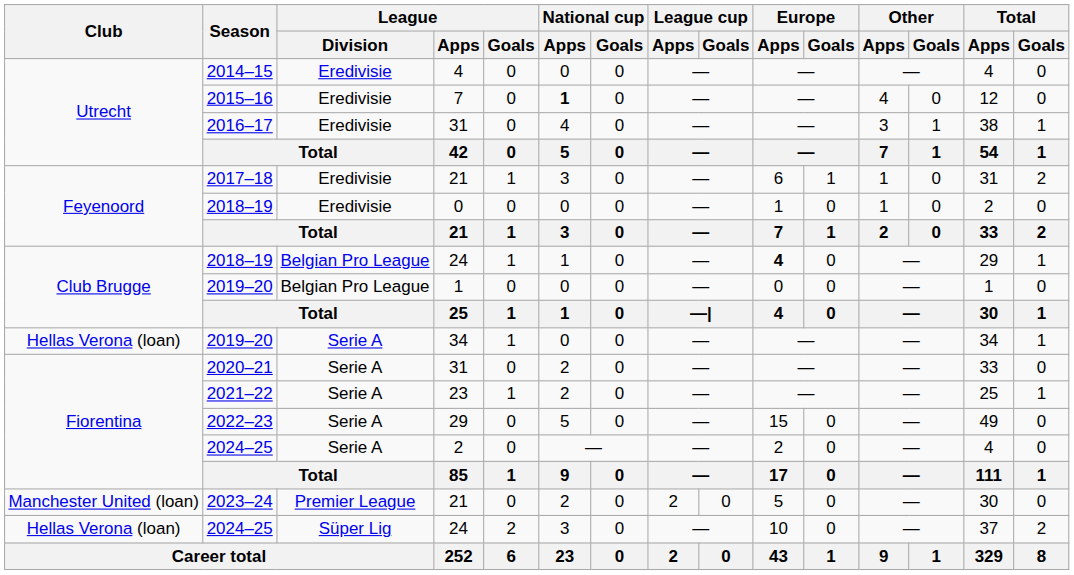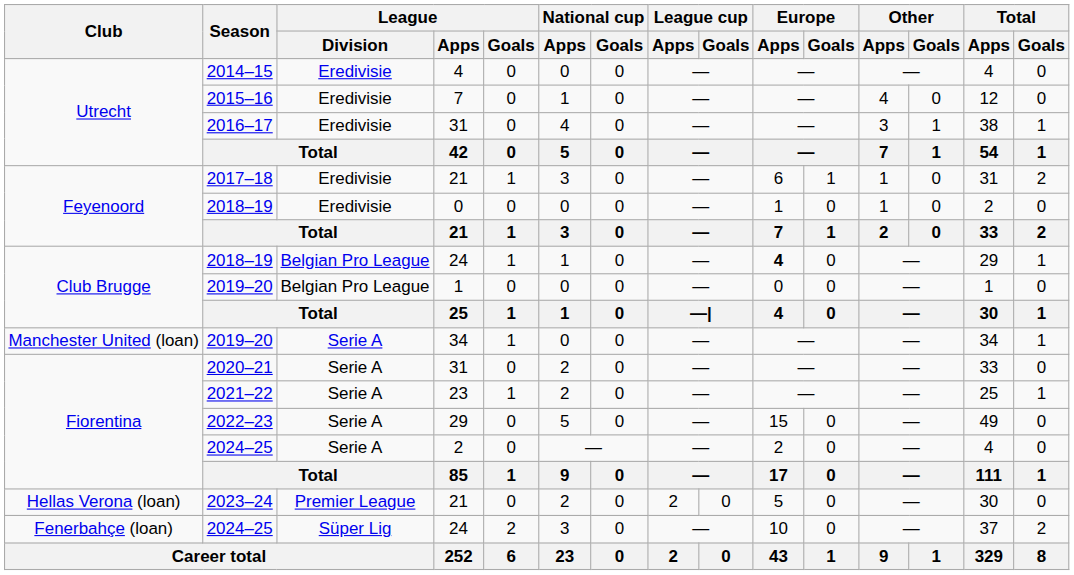(565, 98) bold -> (565, 98) normal
(104, 340) Hellas Verona (loan) -> (104, 340) Manchester United (loan)
(104, 502) Manchester United (loan) -> (104, 502) Hellas Verona (loan)
(104, 529) Hellas Verona (loan) -> (104, 529) Fenerbahçe (loan)
